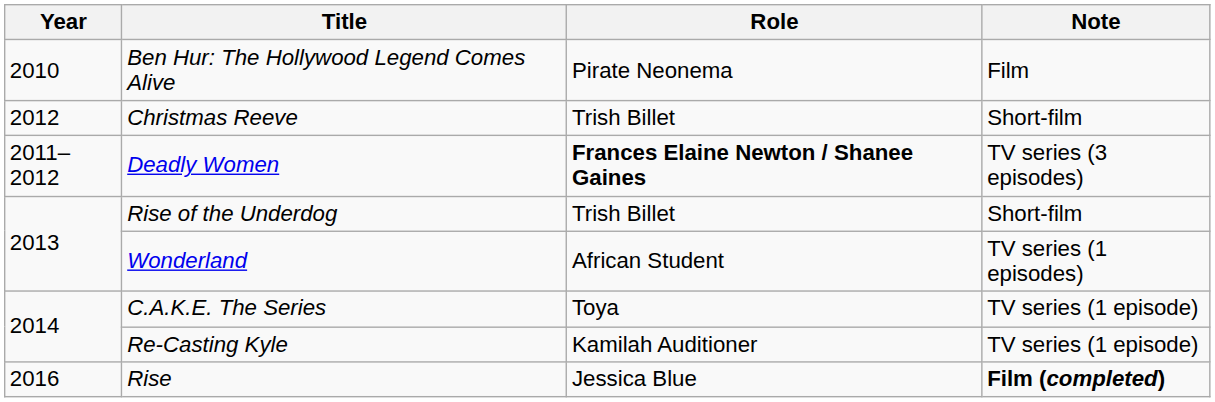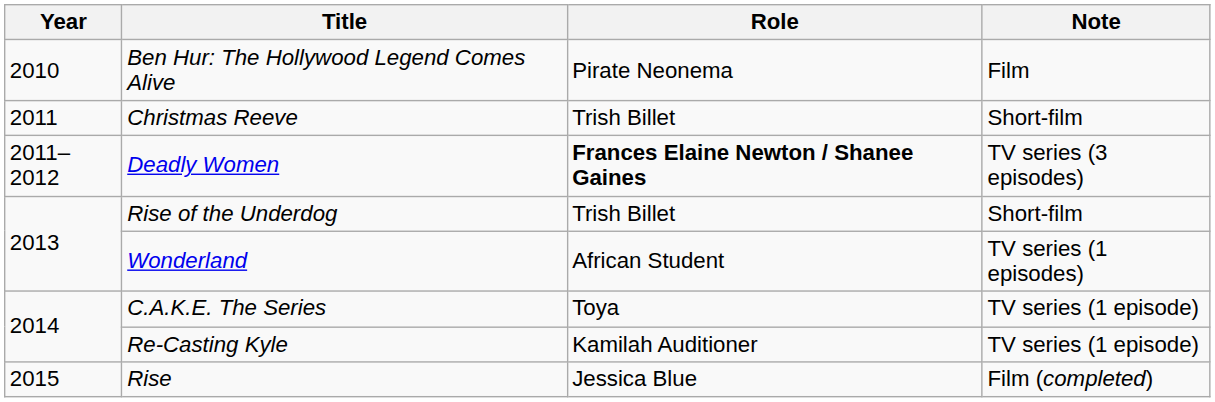(35, 117) 2012 -> (34, 117) 2011
(35, 379) 2016 -> (35, 379) 2015
(1076, 379) bold -> (1070, 379) normal
